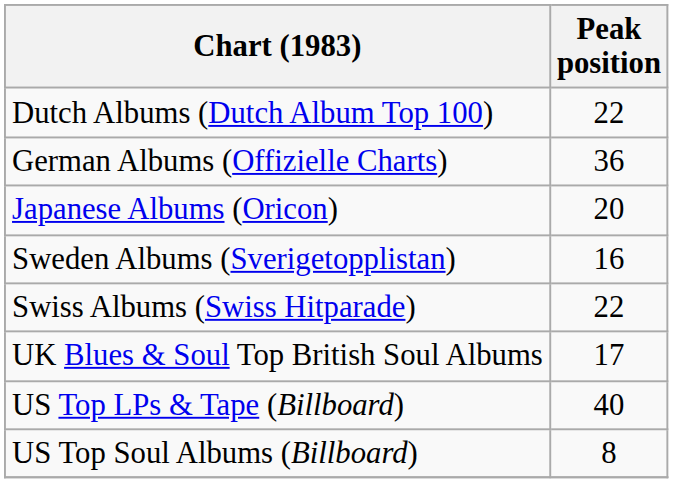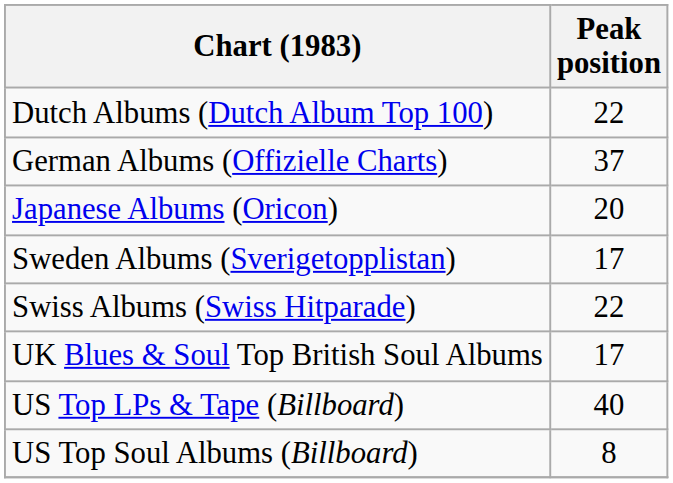(609, 160) 36 -> (609, 160) 37
(609, 258) 16 -> (609, 258) 17
